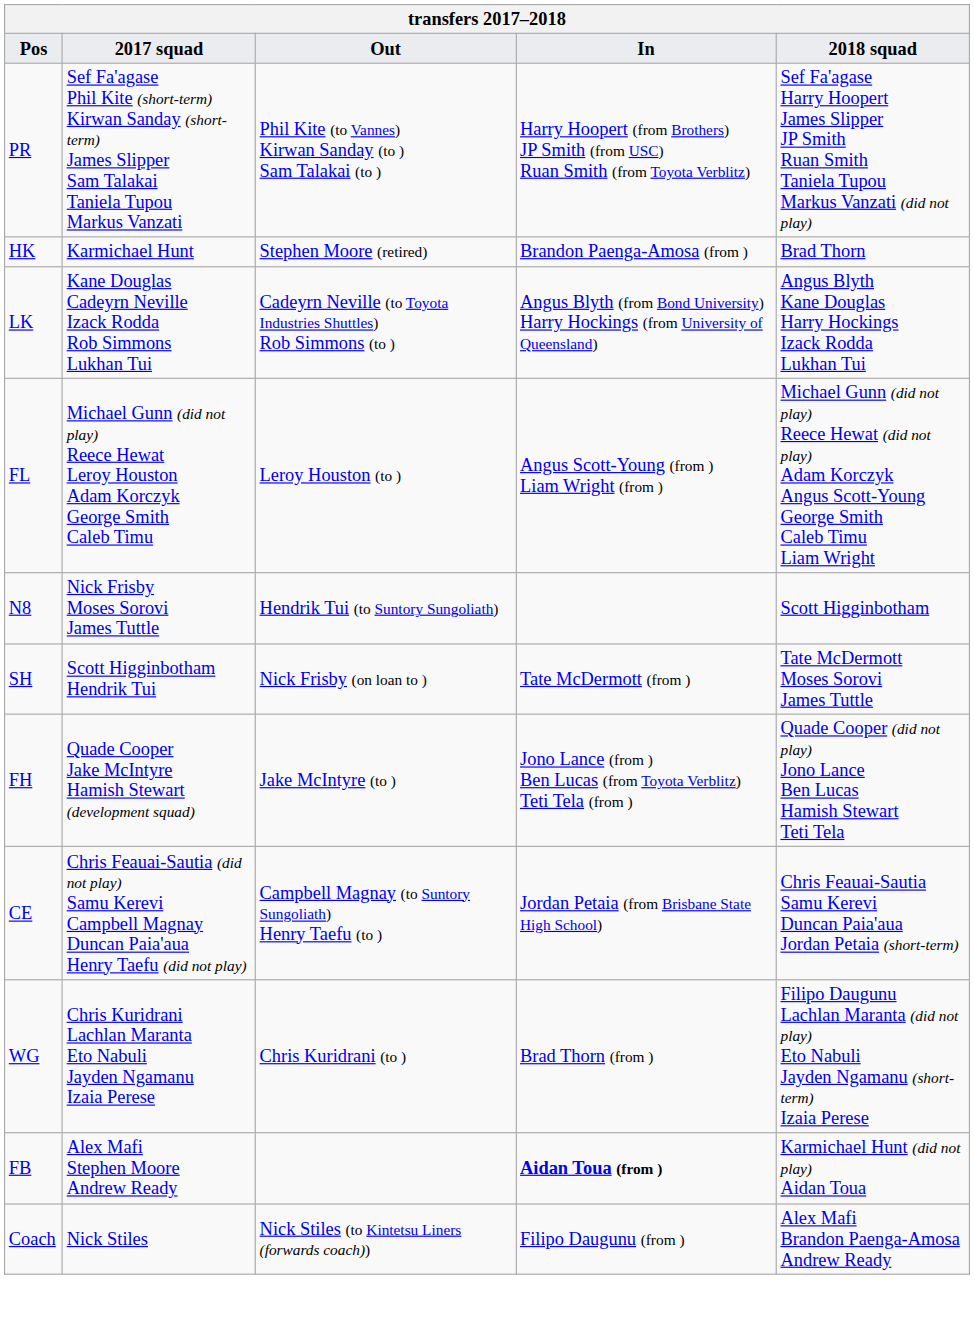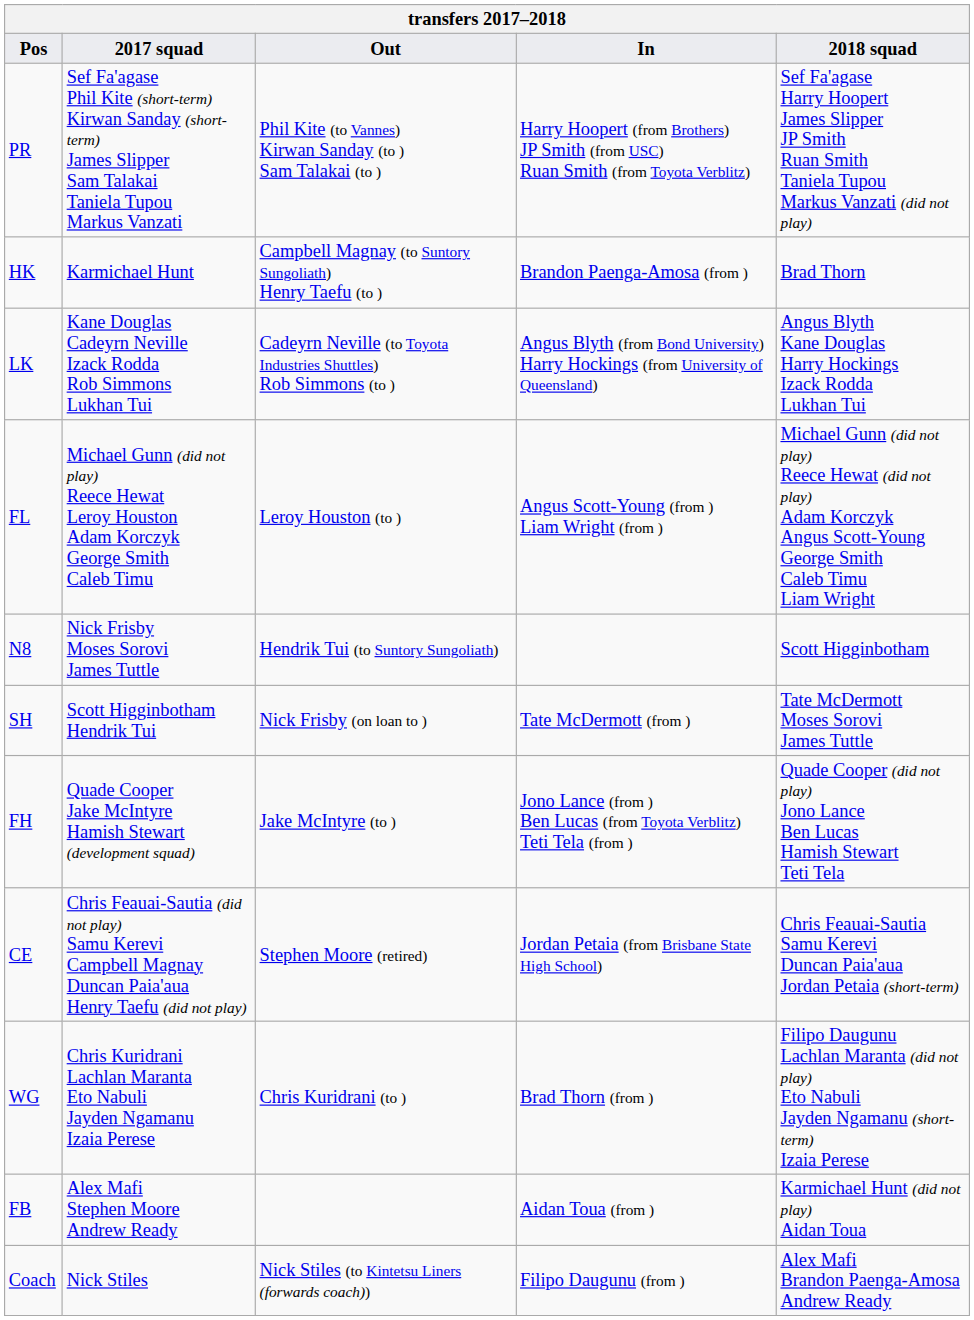(343, 251) Stephen Moore (retired) -> (365, 272) Campbell Magnay (to Suntory Sungoliath) Henry Taefu (to )
(365, 913) Campbell Magnay (to Suntory Sungoliath) Henry Taefu (to ) -> (343, 954) Stephen Moore (retired)
(591, 1168) bold -> (587, 1209) normal
